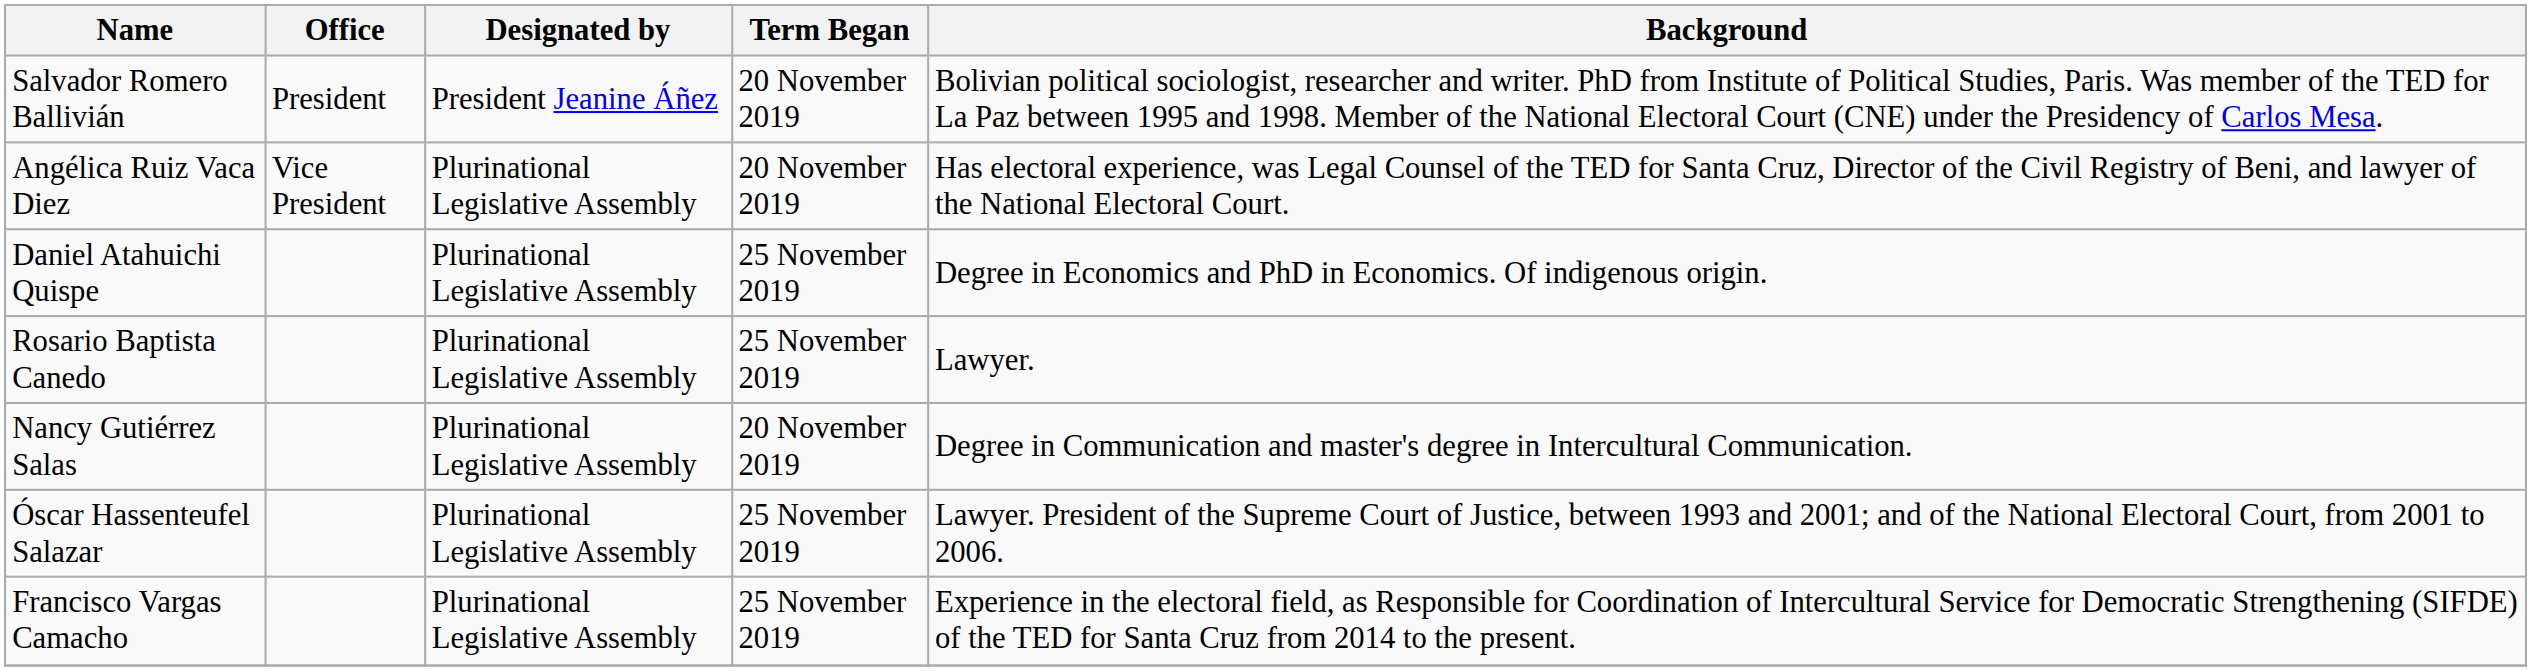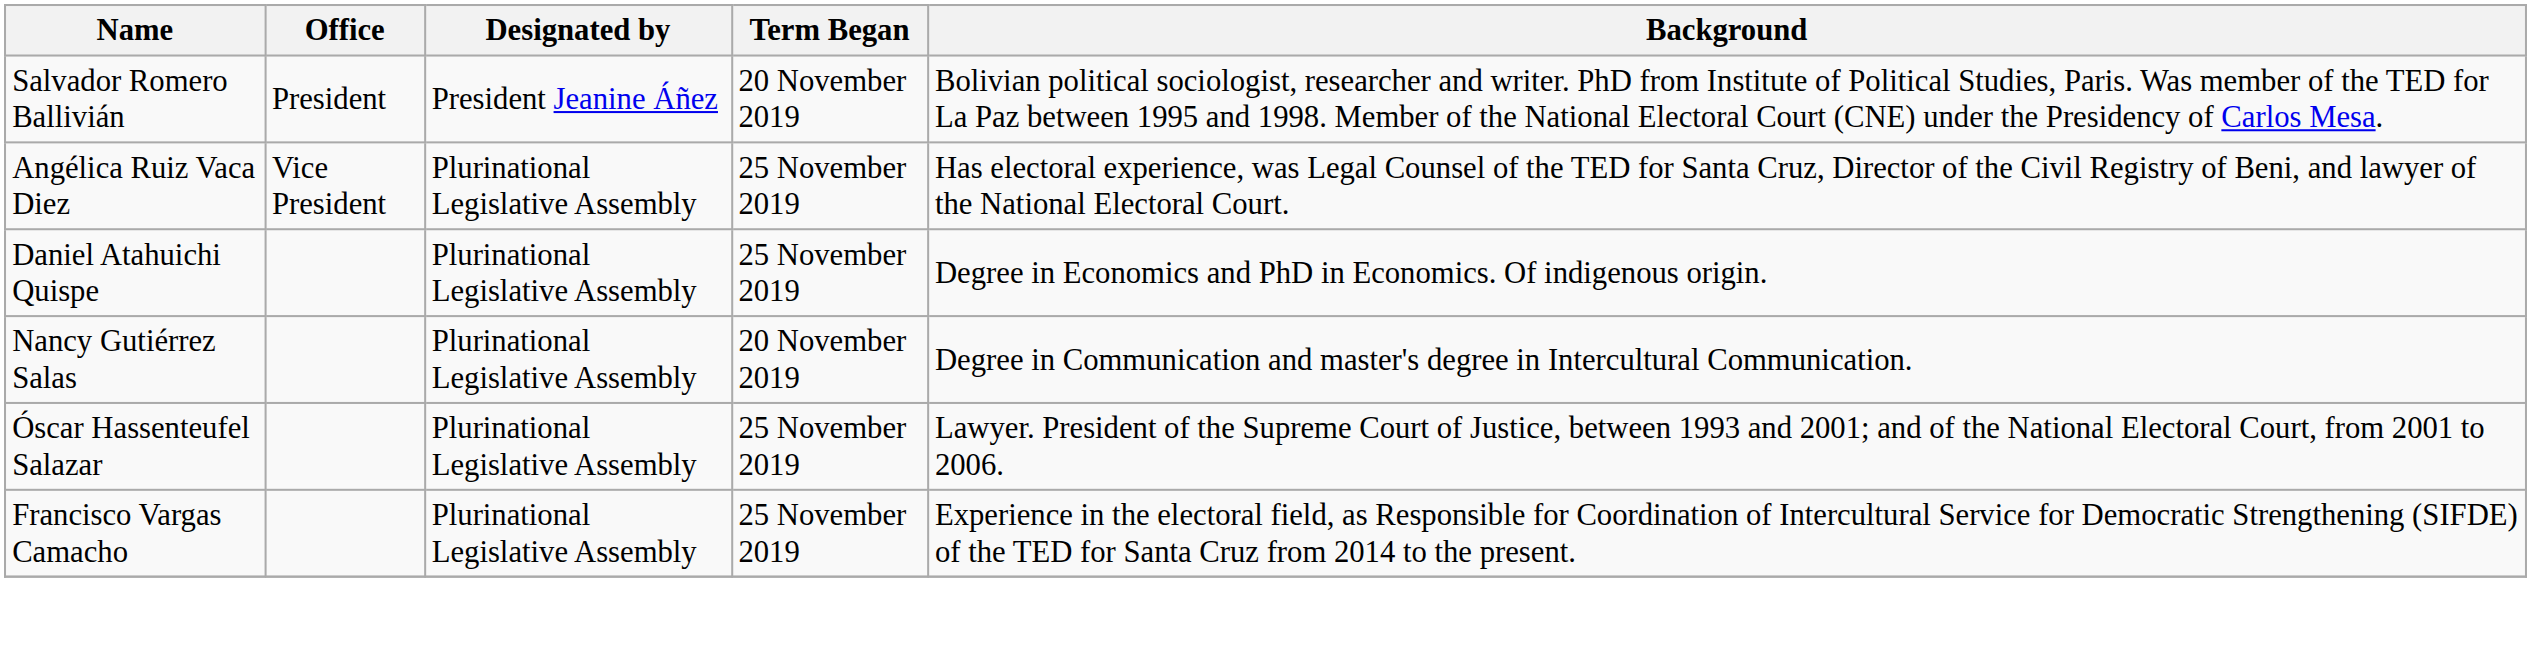(822, 185) 20 November 2019 -> (822, 185) 25 November 2019
- row: (114, 359)
